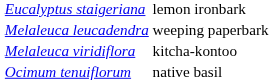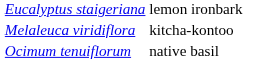- row: (77, 30)
